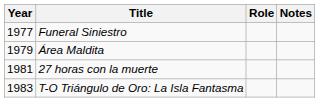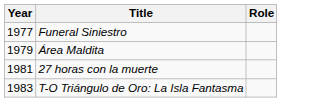- column: (296, 13)
